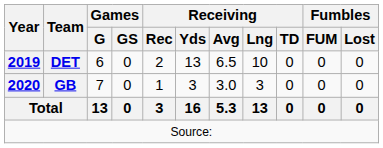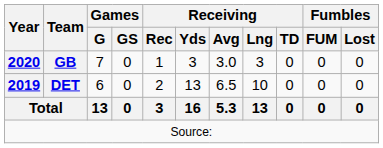rows swapped: (65, 62) <-> (65, 85)
